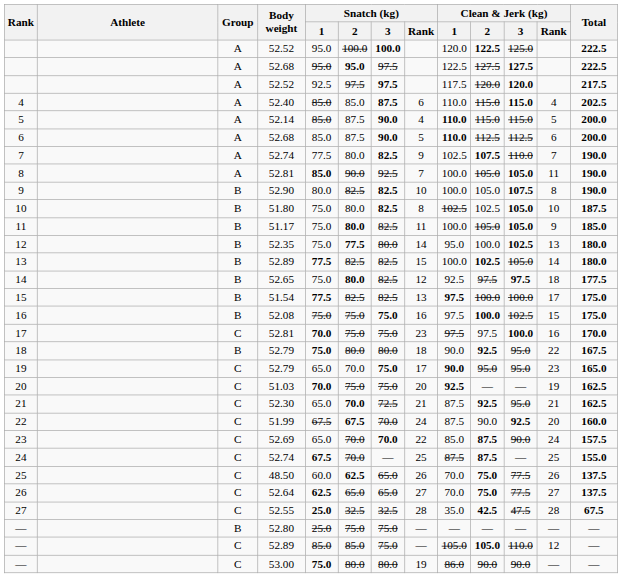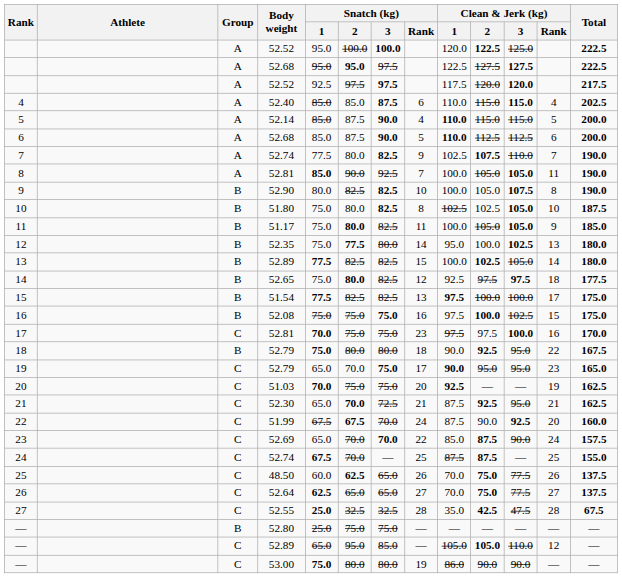(322, 546) 85.0 -> (322, 546) 65.0
(355, 546) 85.0 -> (355, 546) 95.0
(388, 546) 75.0 -> (388, 546) 85.0
